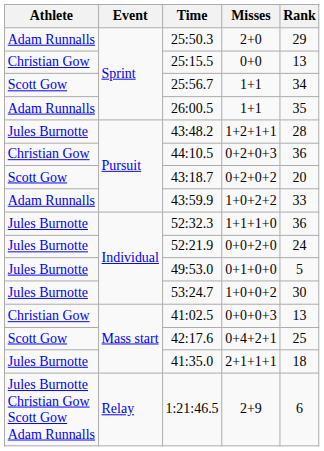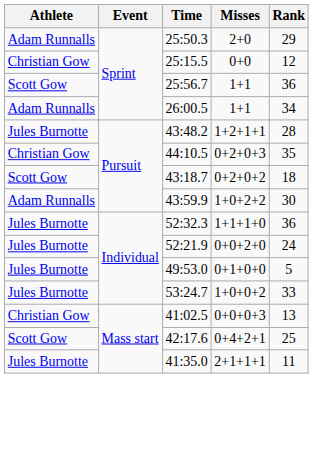(300, 62) 13 -> (289, 62) 12
(300, 85) 34 -> (289, 85) 36
(300, 108) 35 -> (289, 108) 34
(300, 154) 36 -> (289, 154) 35
(300, 177) 20 -> (289, 177) 18
(300, 200) 33 -> (289, 200) 30
(300, 292) 30 -> (289, 292) 33
(300, 361) 18 -> (289, 361) 11
- row: (192, 409)
